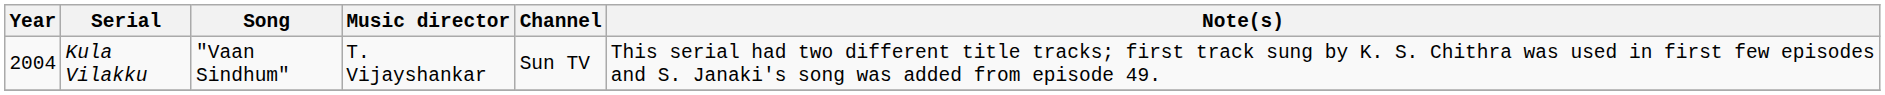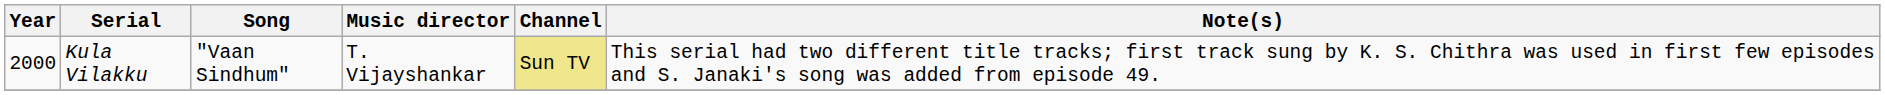(33, 64) 2004 -> (33, 64) 2000
(555, 64) no background -> (555, 64) khaki background
